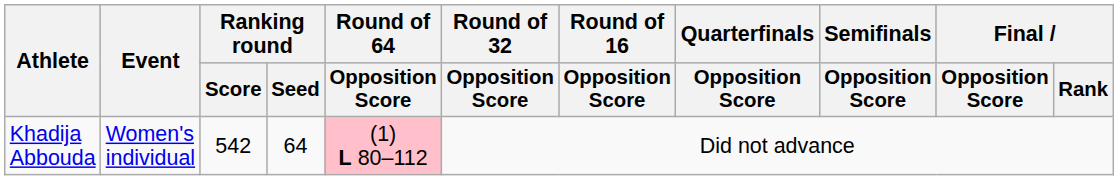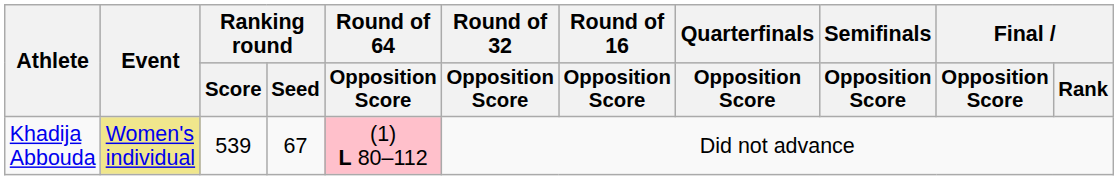(150, 146) no background -> (150, 146) khaki background
(233, 146) 542 -> (233, 146) 539
(295, 146) 64 -> (295, 146) 67
